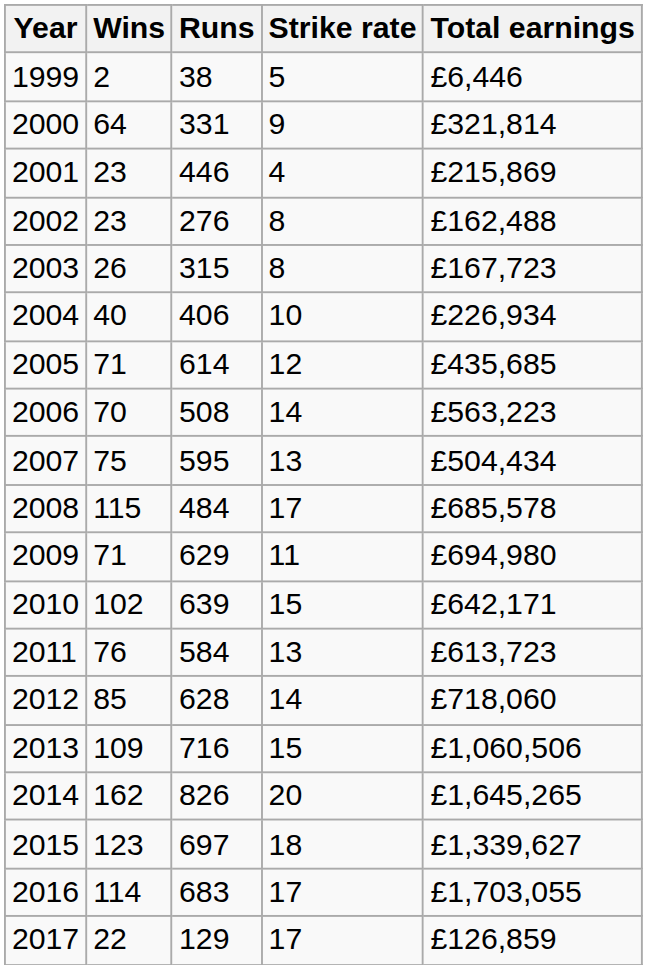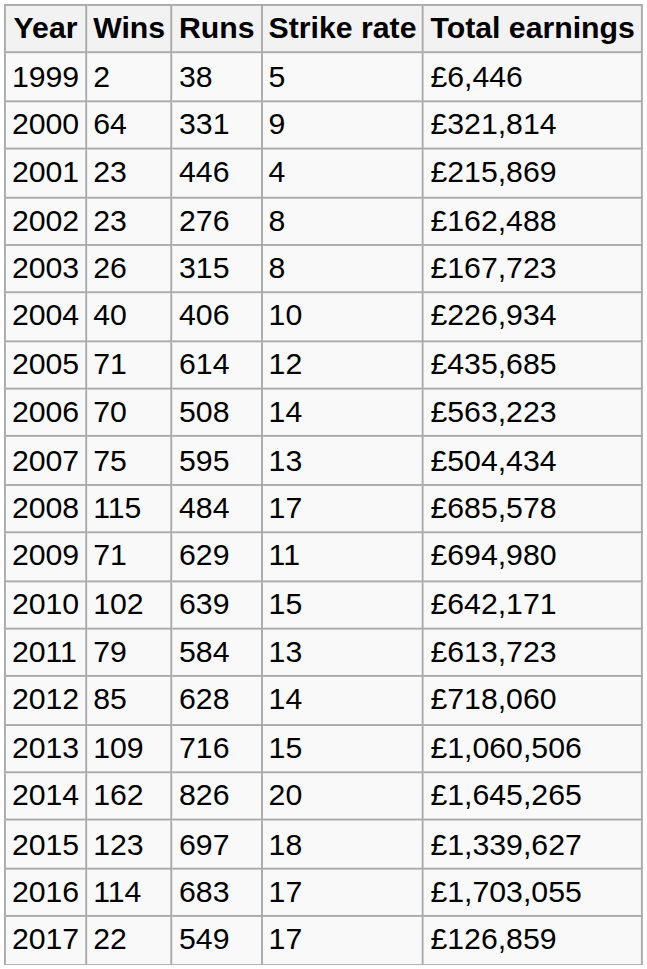(110, 651) 76 -> (110, 651) 79
(204, 939) 129 -> (204, 939) 549
